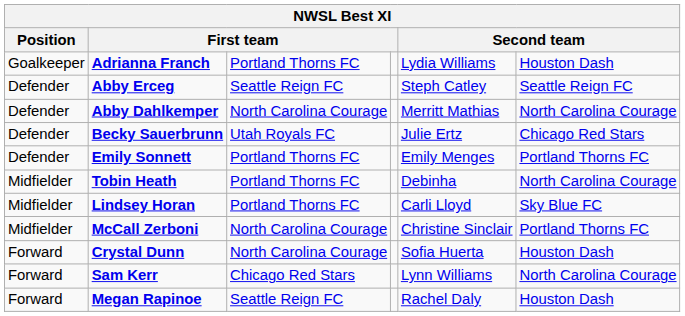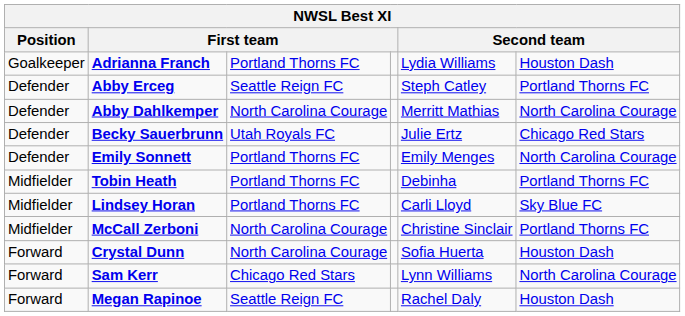(576, 87) Seattle Reign FC -> (584, 87) Portland Thorns FC
(584, 157) Portland Thorns FC -> (598, 157) North Carolina Courage
(598, 181) North Carolina Courage -> (584, 181) Portland Thorns FC
